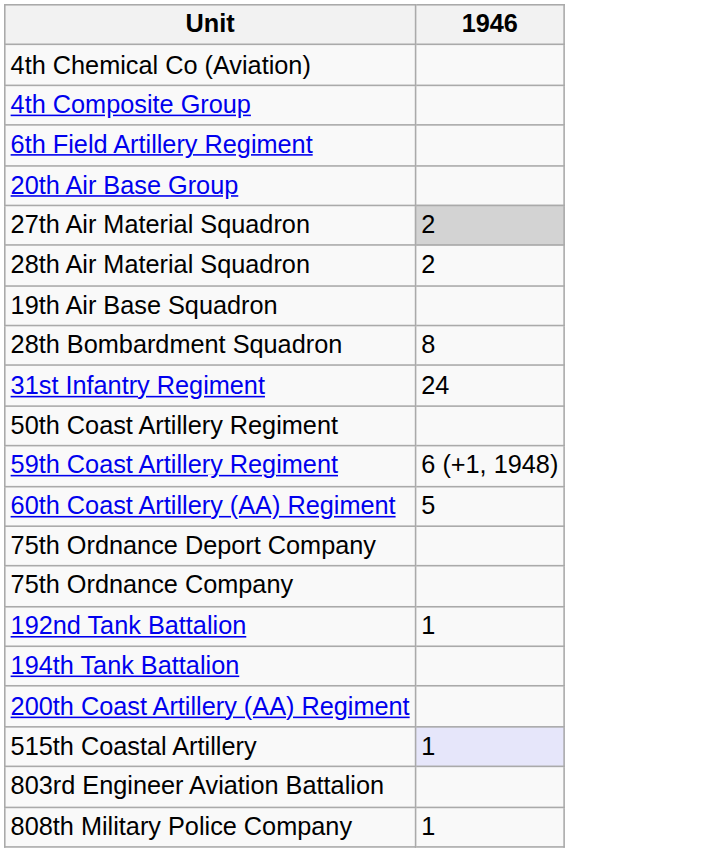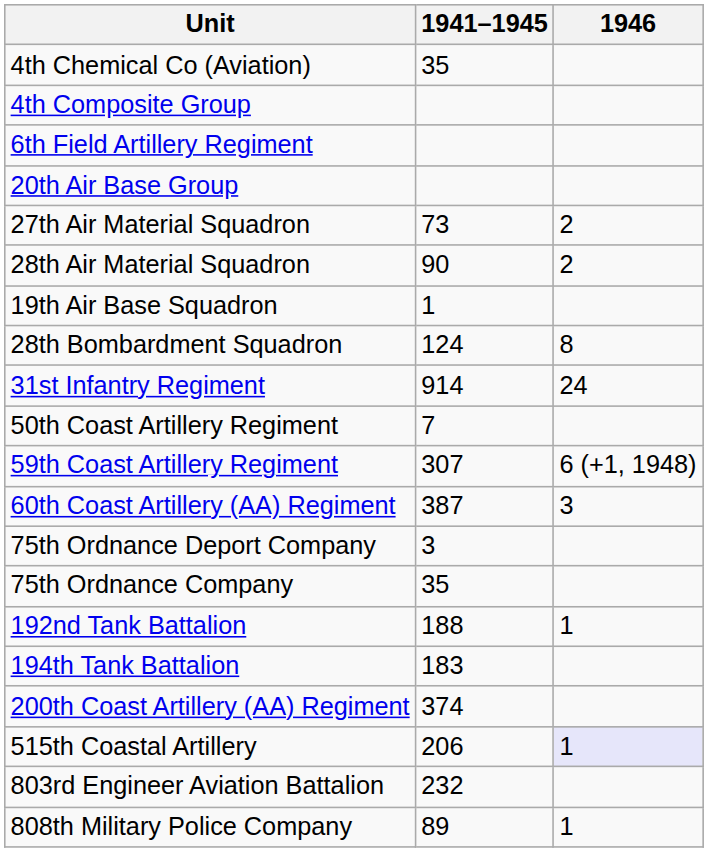+ column: (485, 24)
(428, 225) lightgrey background -> (567, 225) no background
(428, 505) 5 -> (567, 505) 3
